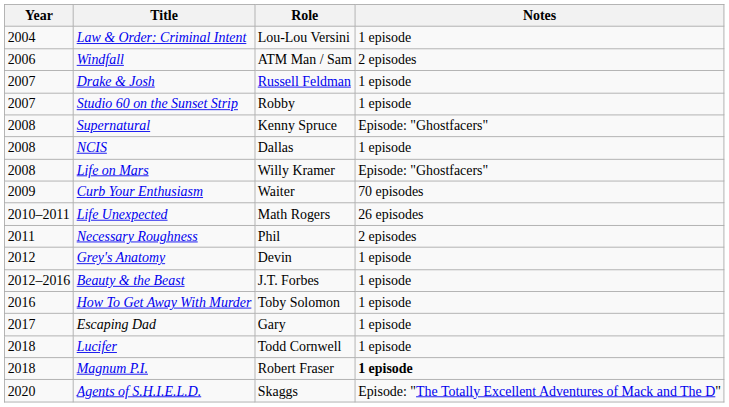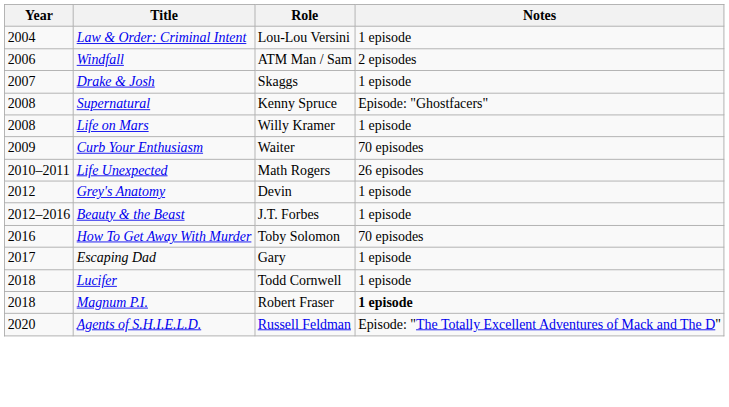(304, 81) Russell Feldman -> (278, 81) Skaggs
- row: (157, 103)
- row: (92, 147)
(423, 170) Episode: "Ghostfacers" -> (385, 125) 1 episode
- row: (137, 236)
(385, 302) 1 episode -> (391, 236) 70 episodes
(278, 390) Skaggs -> (304, 324) Russell Feldman
